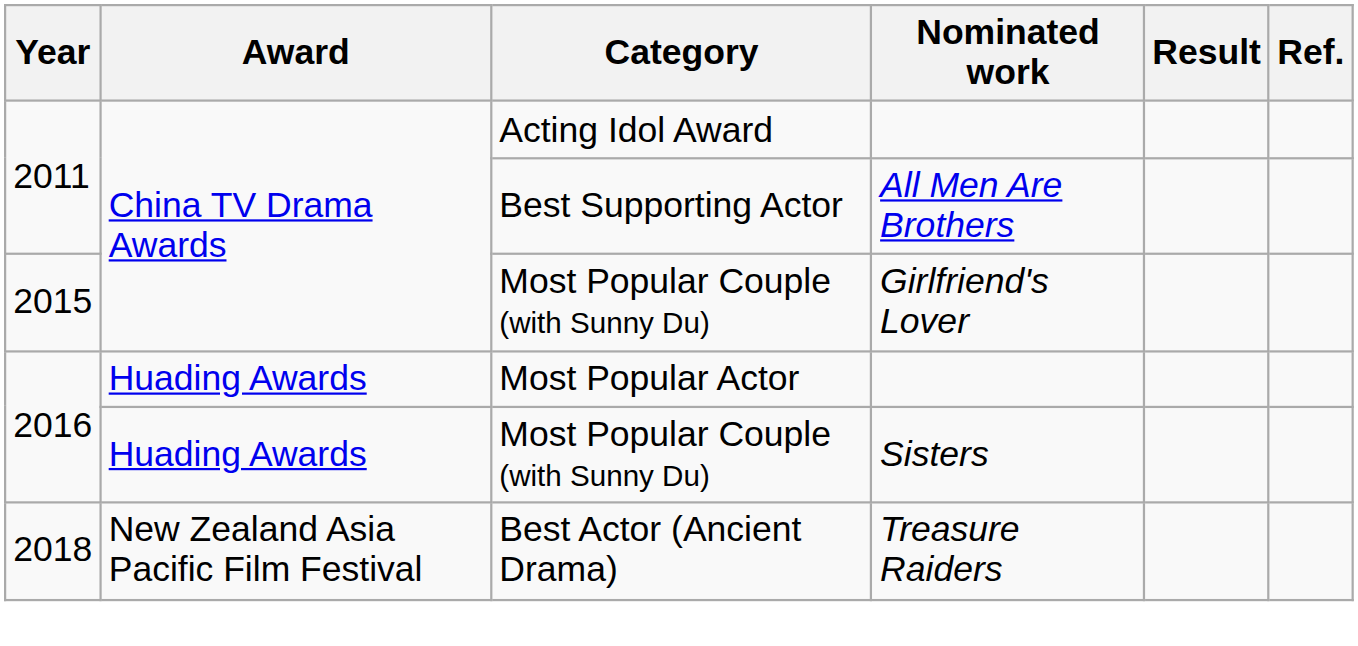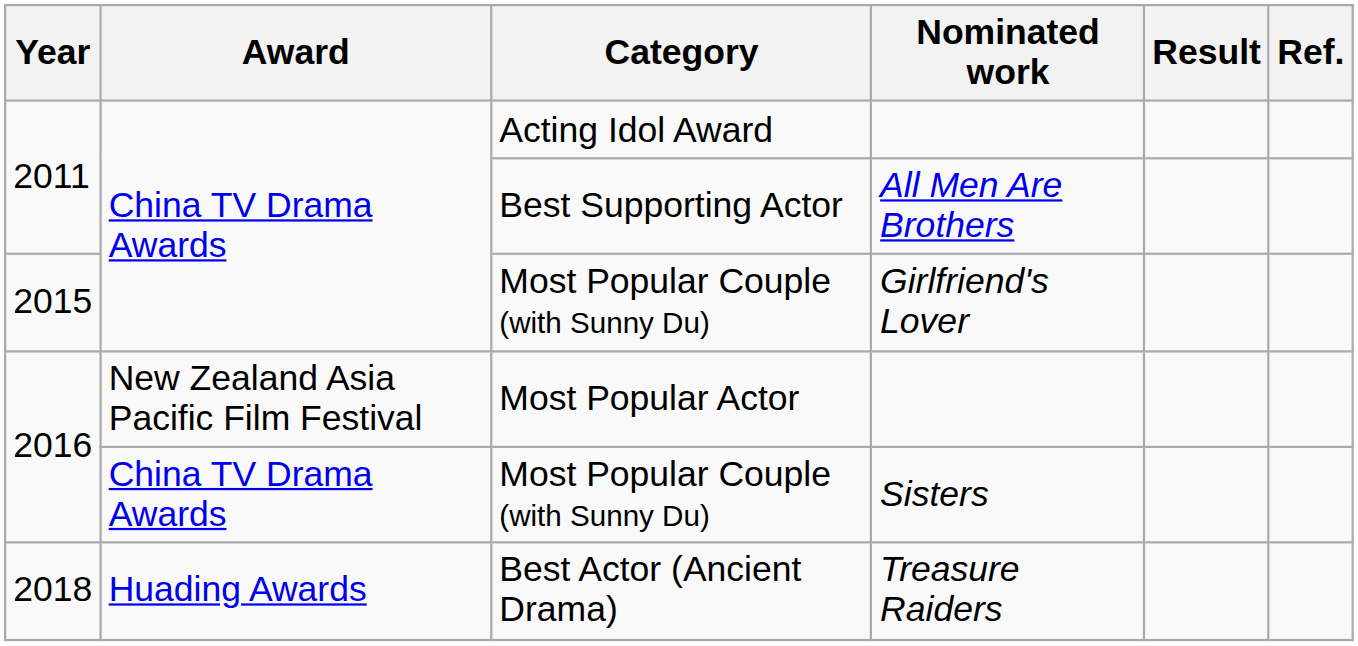(238, 377) Huading Awards -> (266, 397) New Zealand Asia Pacific Film Festival
(238, 454) Huading Awards -> (241, 494) China TV Drama Awards
(266, 550) New Zealand Asia Pacific Film Festival -> (238, 590) Huading Awards
